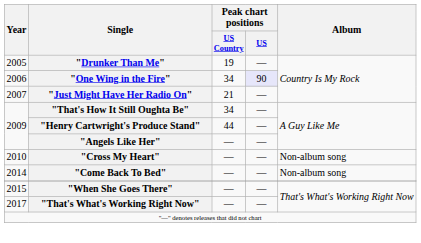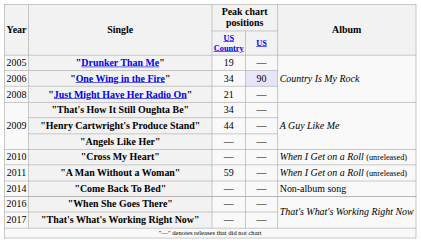(17, 94) 2007 -> (17, 94) 2008
(313, 157) Non-album song -> (343, 157) When I Get on a Roll (unreleased)
+ row: (120, 173)
(17, 188) 2015 -> (17, 204) 2016
